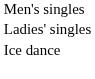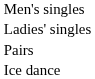+ row: (19, 50)
